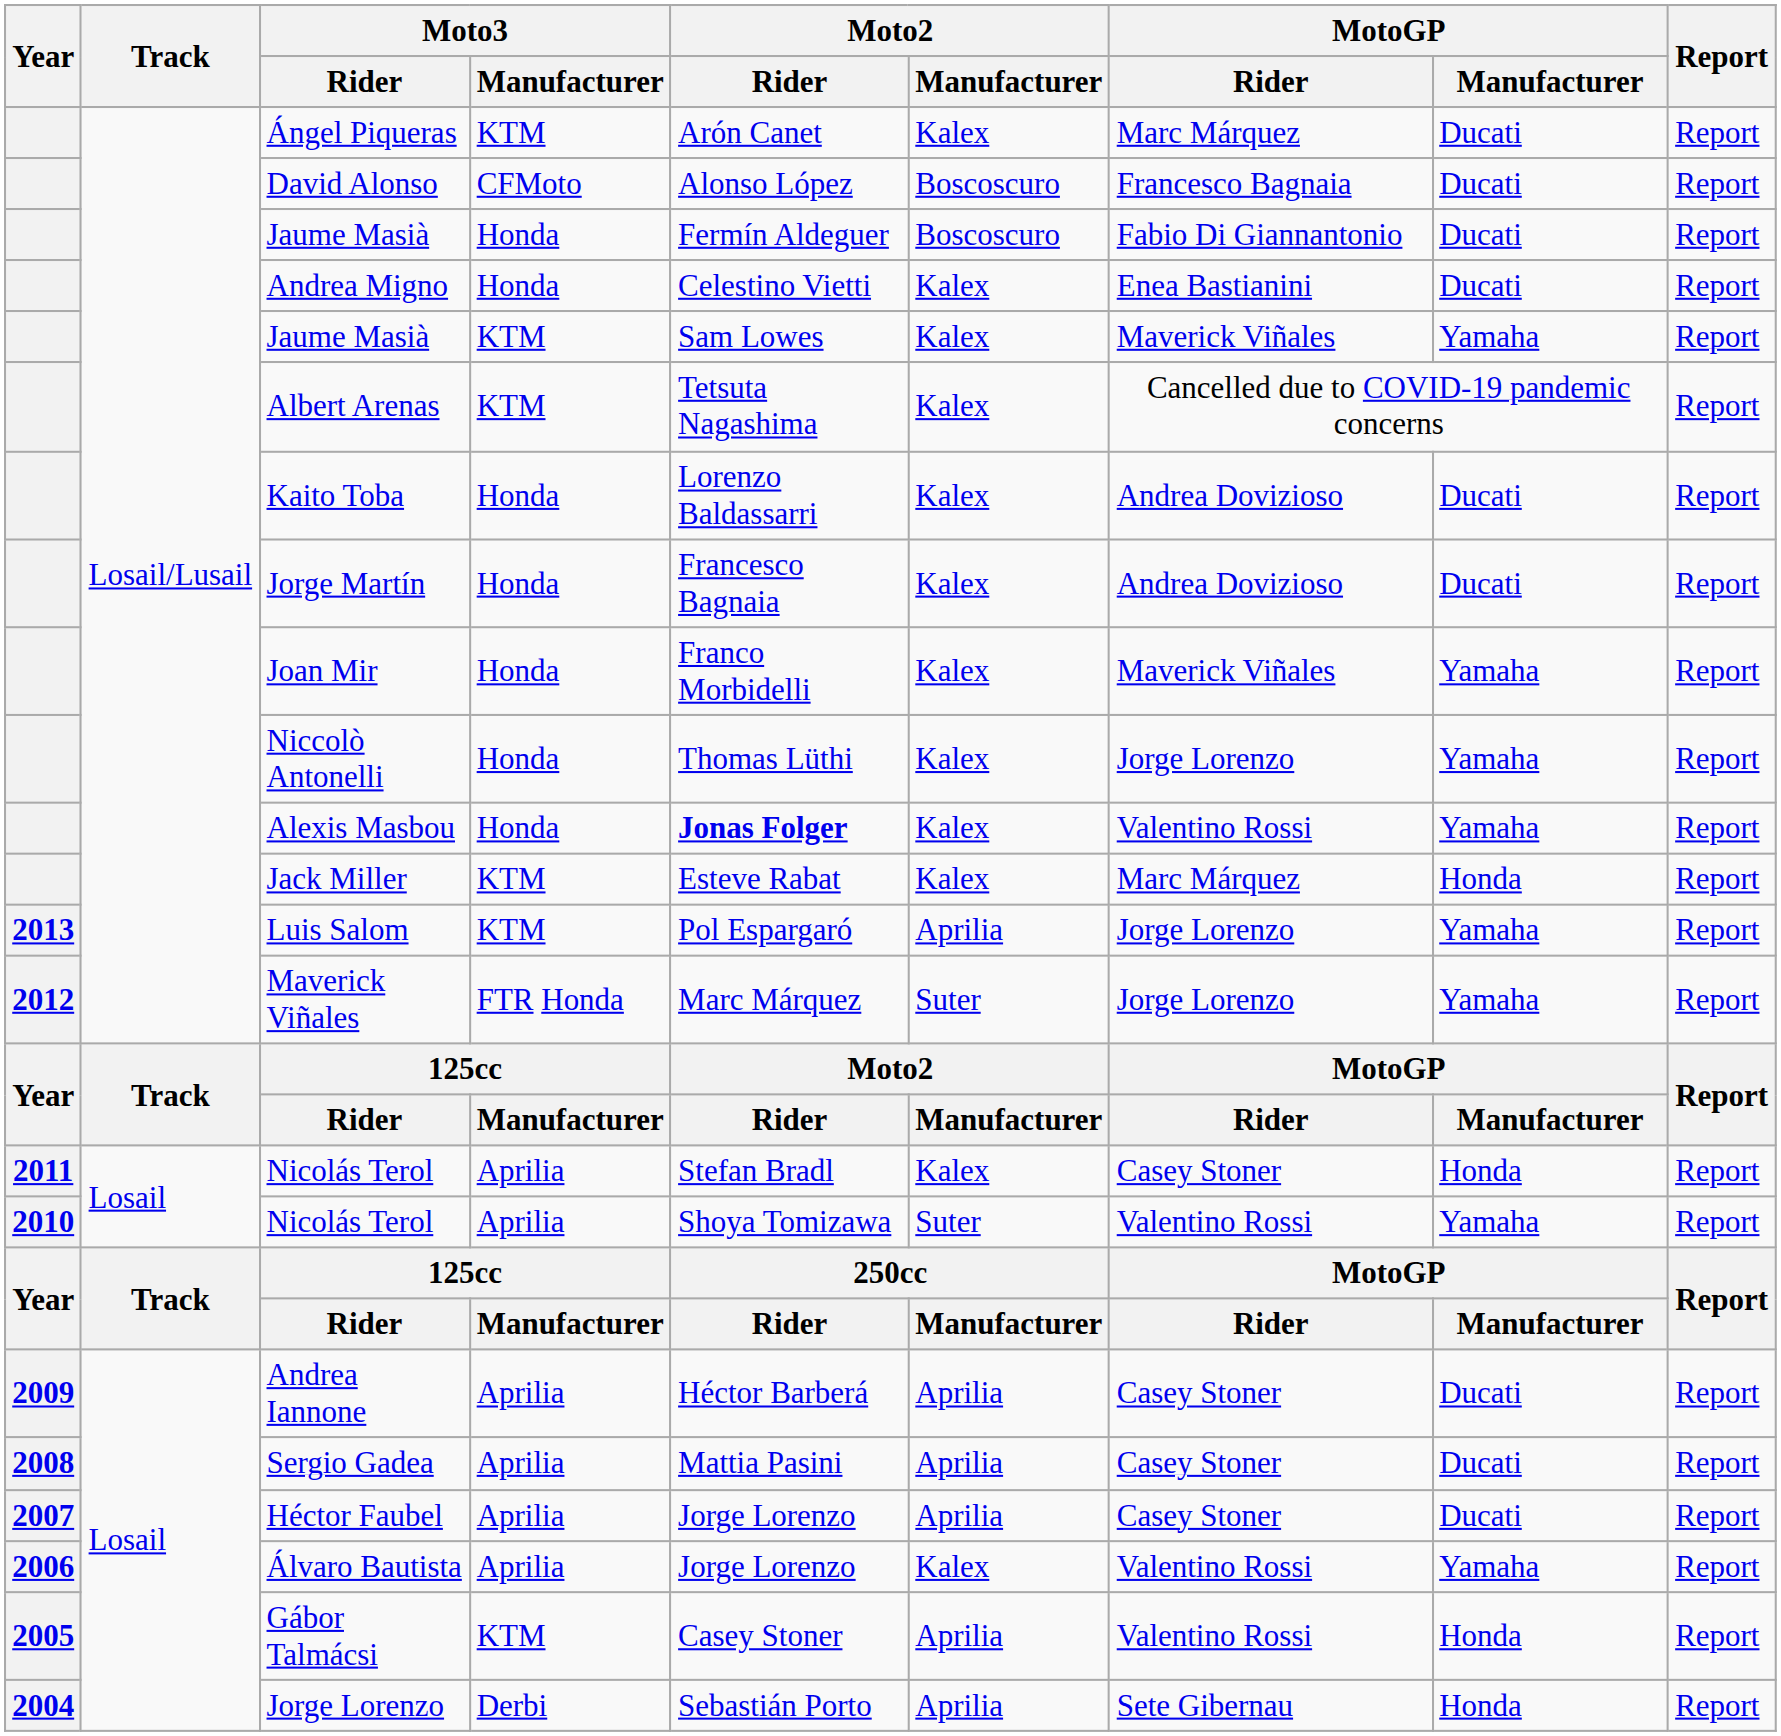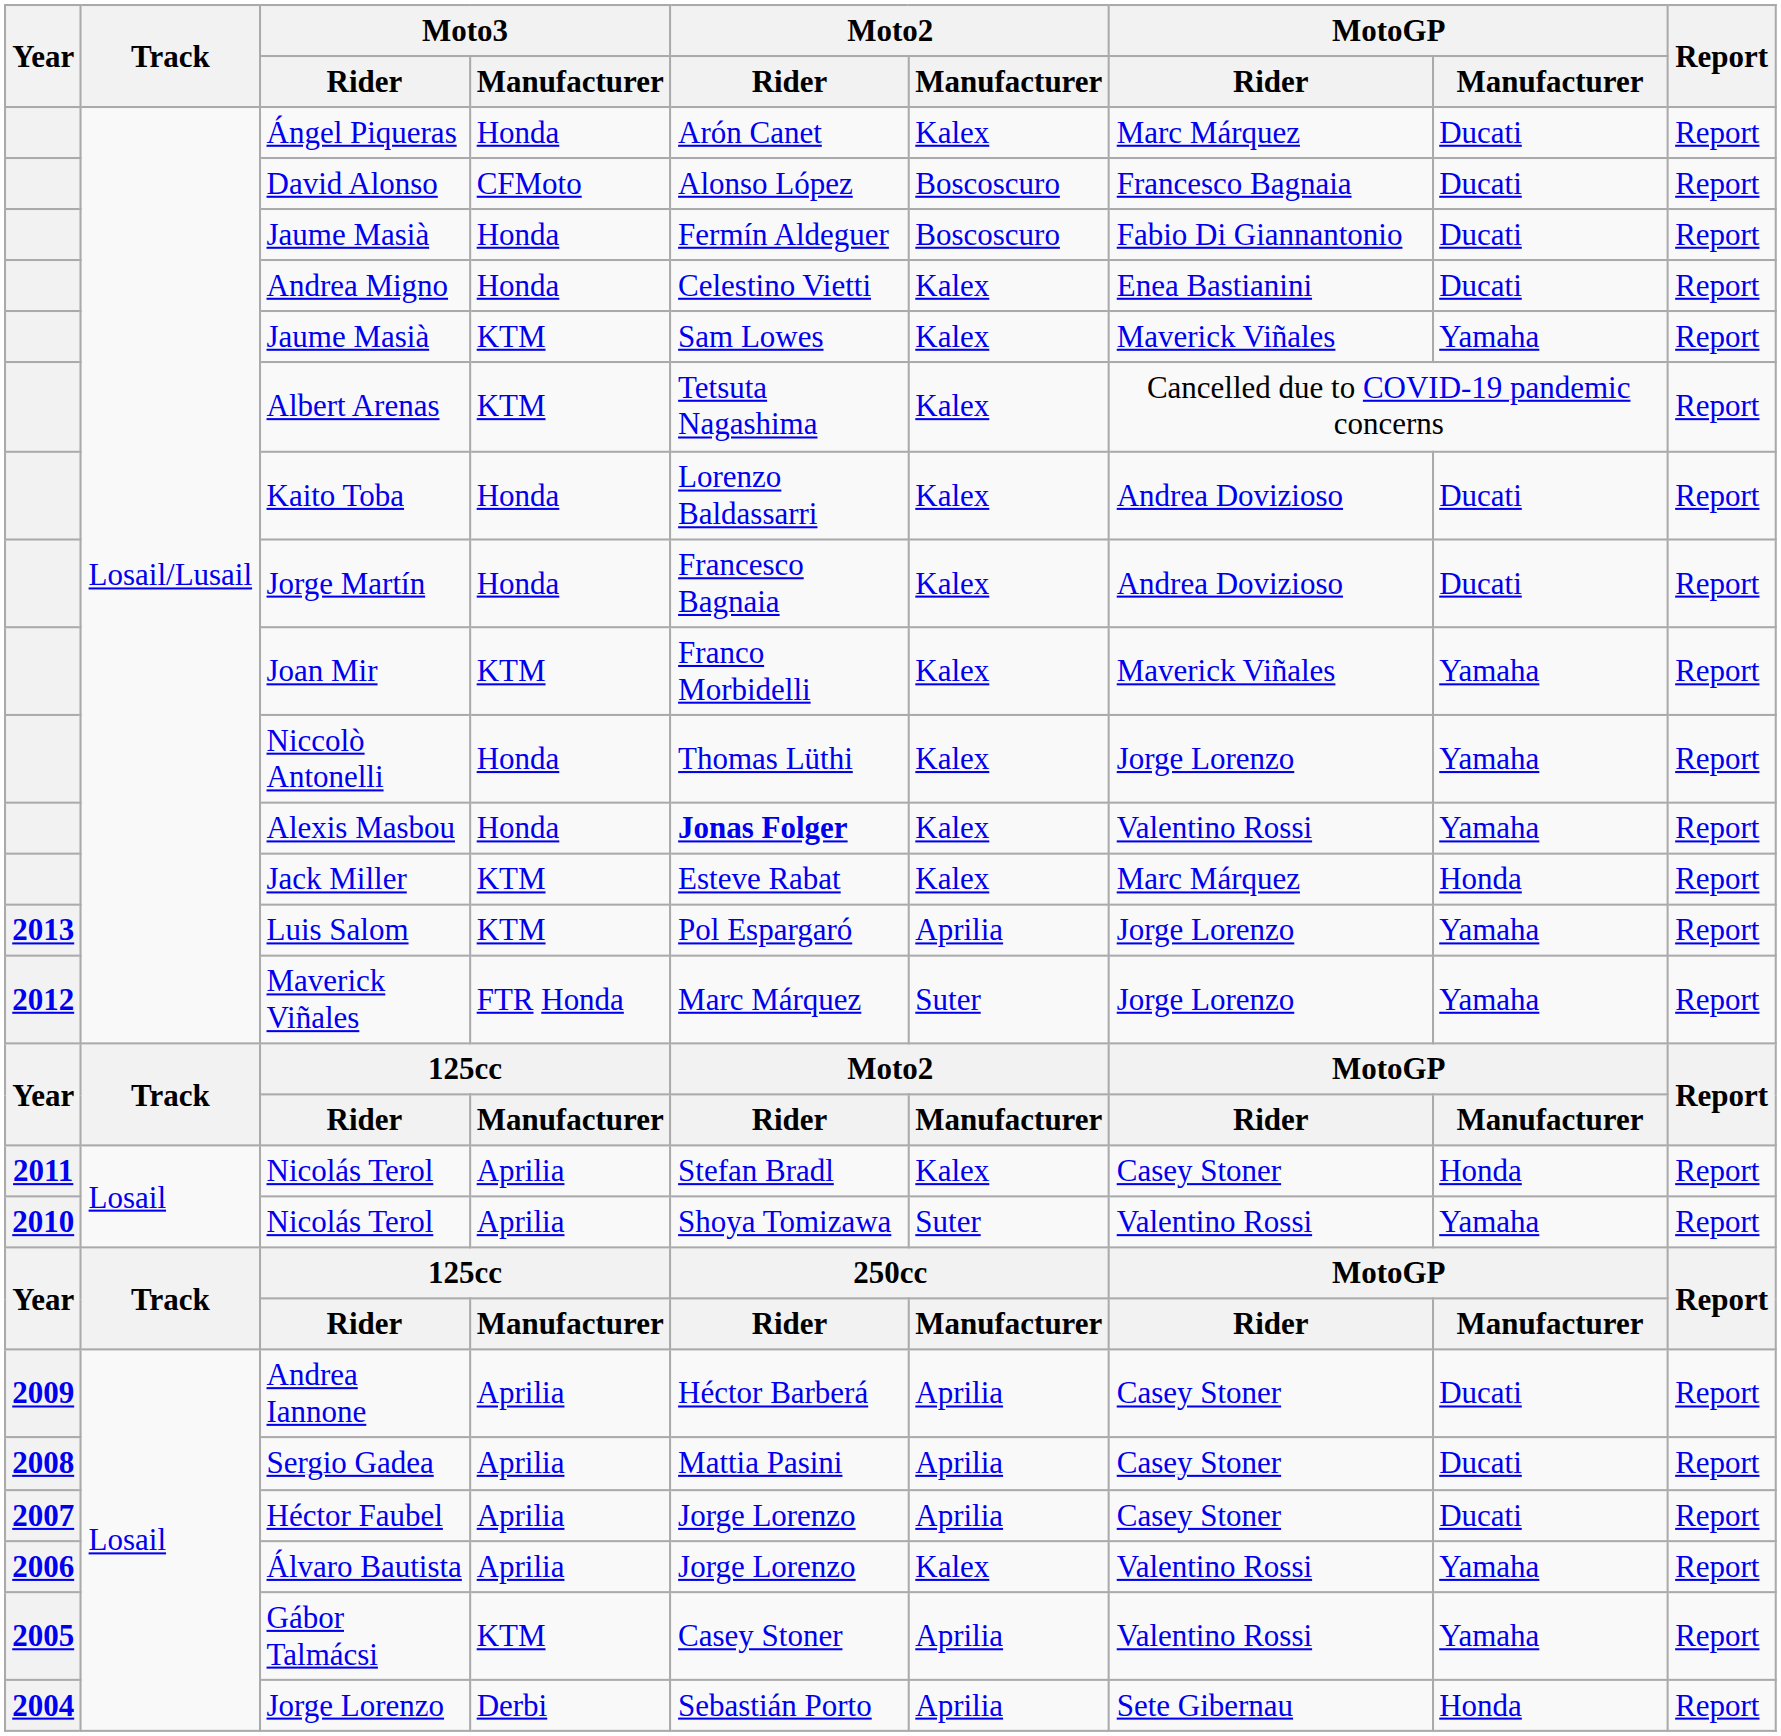(511, 132) KTM -> (518, 132) Honda
(518, 670) Honda -> (511, 670) KTM
(1481, 1634) Honda -> (1489, 1634) Yamaha
